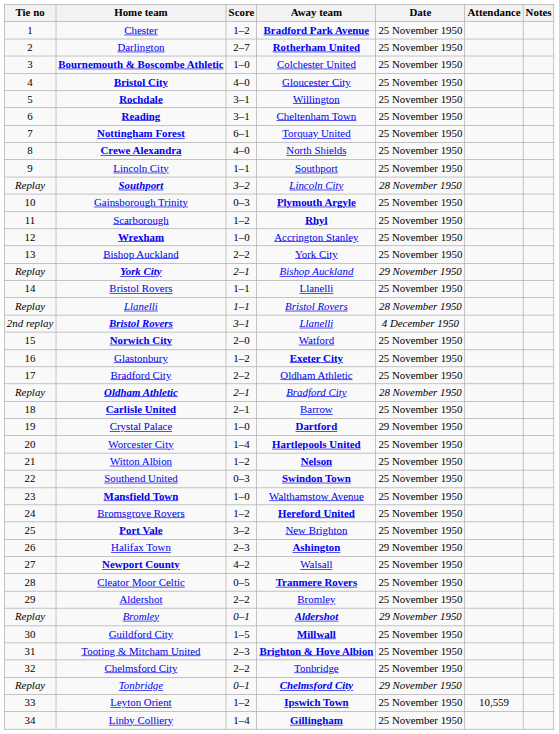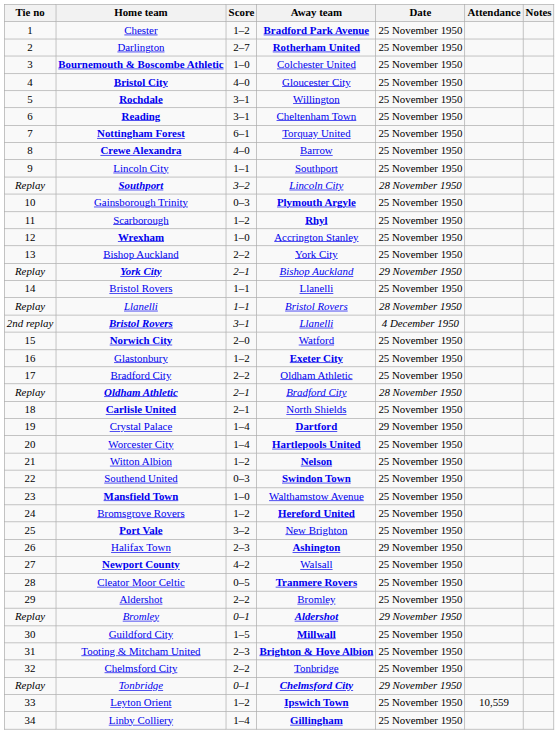(316, 151) North Shields -> (316, 151) Barrow
(316, 409) Barrow -> (316, 409) North Shields
(242, 427) 1–0 -> (242, 427) 1–4
